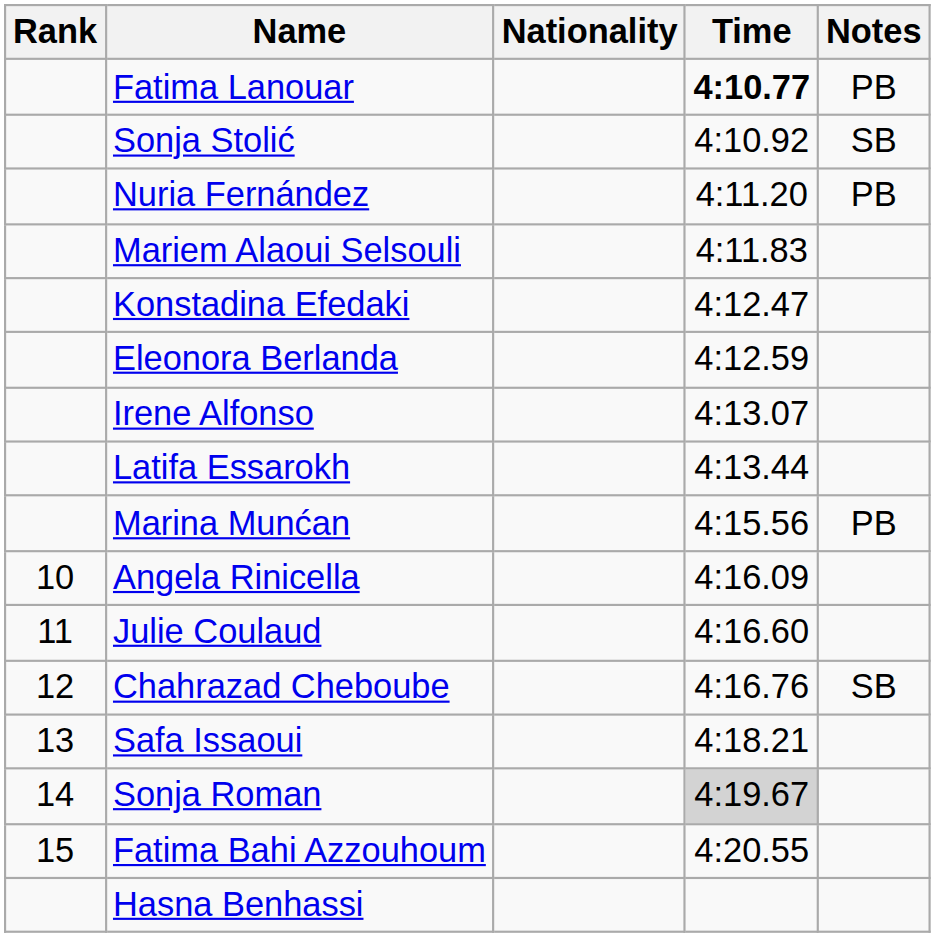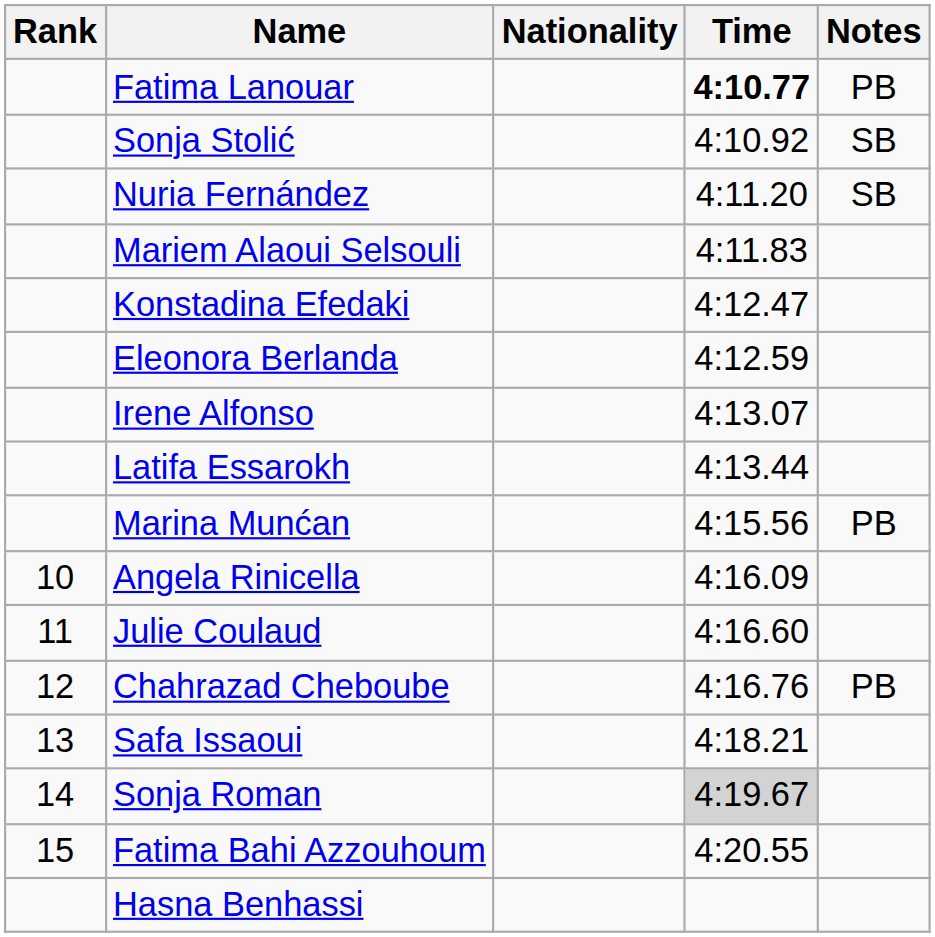(874, 195) PB -> (874, 195) SB
(874, 686) SB -> (874, 686) PB
